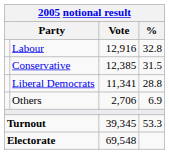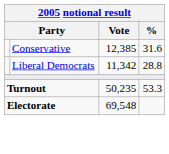- row: (28, 48)
(152, 65) 31.5 -> (152, 48) 31.6
(121, 83) 11,341 -> (121, 65) 11,342
- row: (27, 100)
(121, 123) 39,345 -> (121, 88) 50,235
